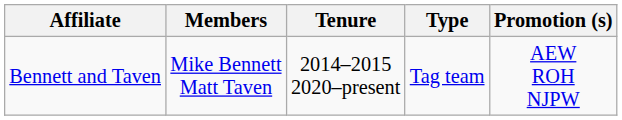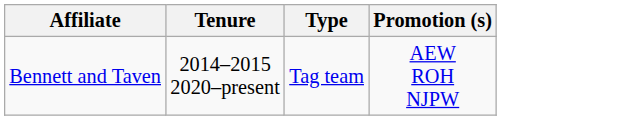- column: (226, 20)
